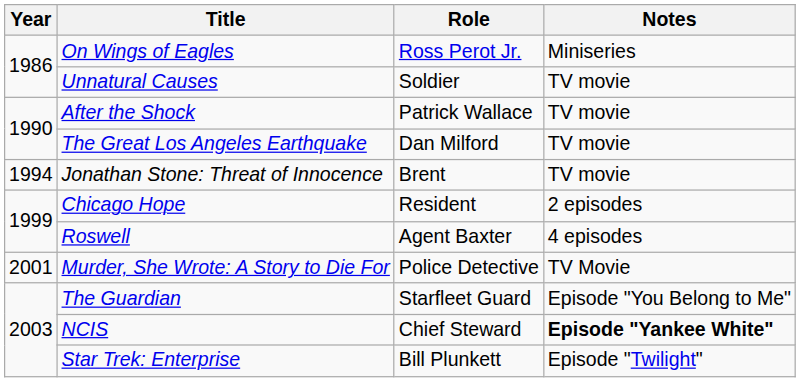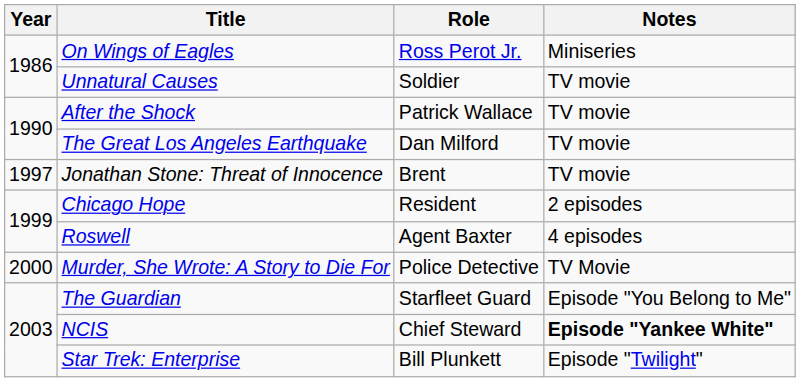(31, 174) 1994 -> (31, 174) 1997
(31, 267) 2001 -> (31, 267) 2000
